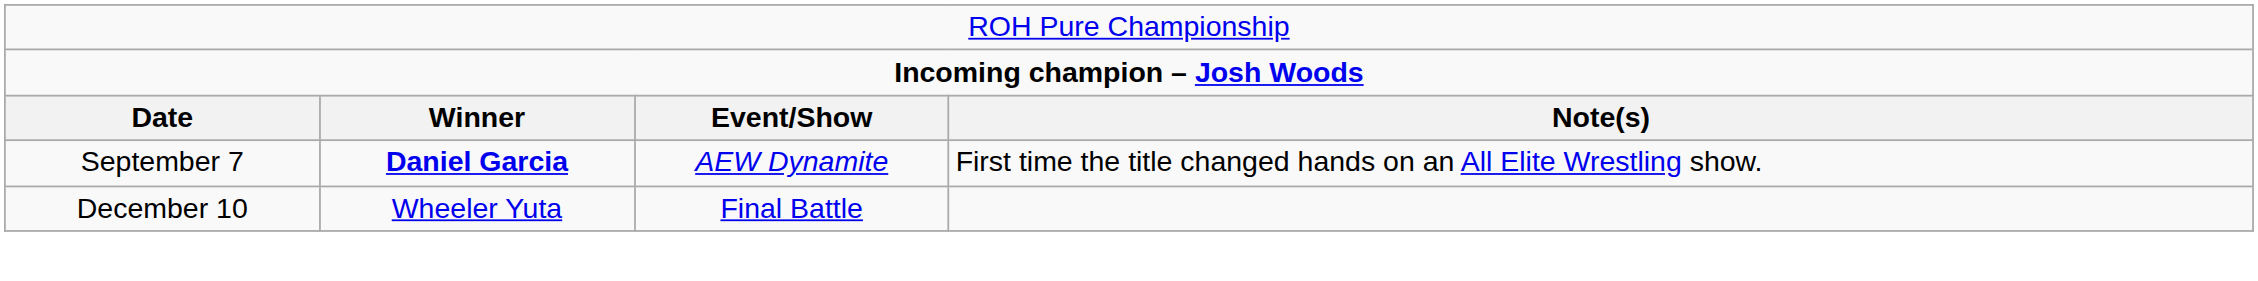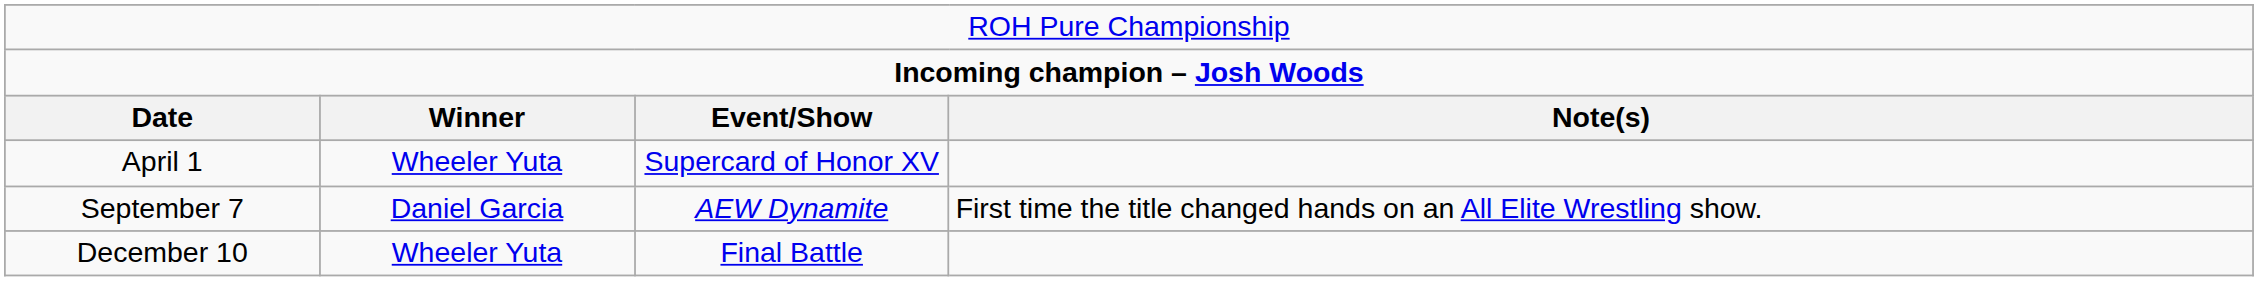+ row: (162, 162)
(477, 162) bold -> (477, 207) normal
